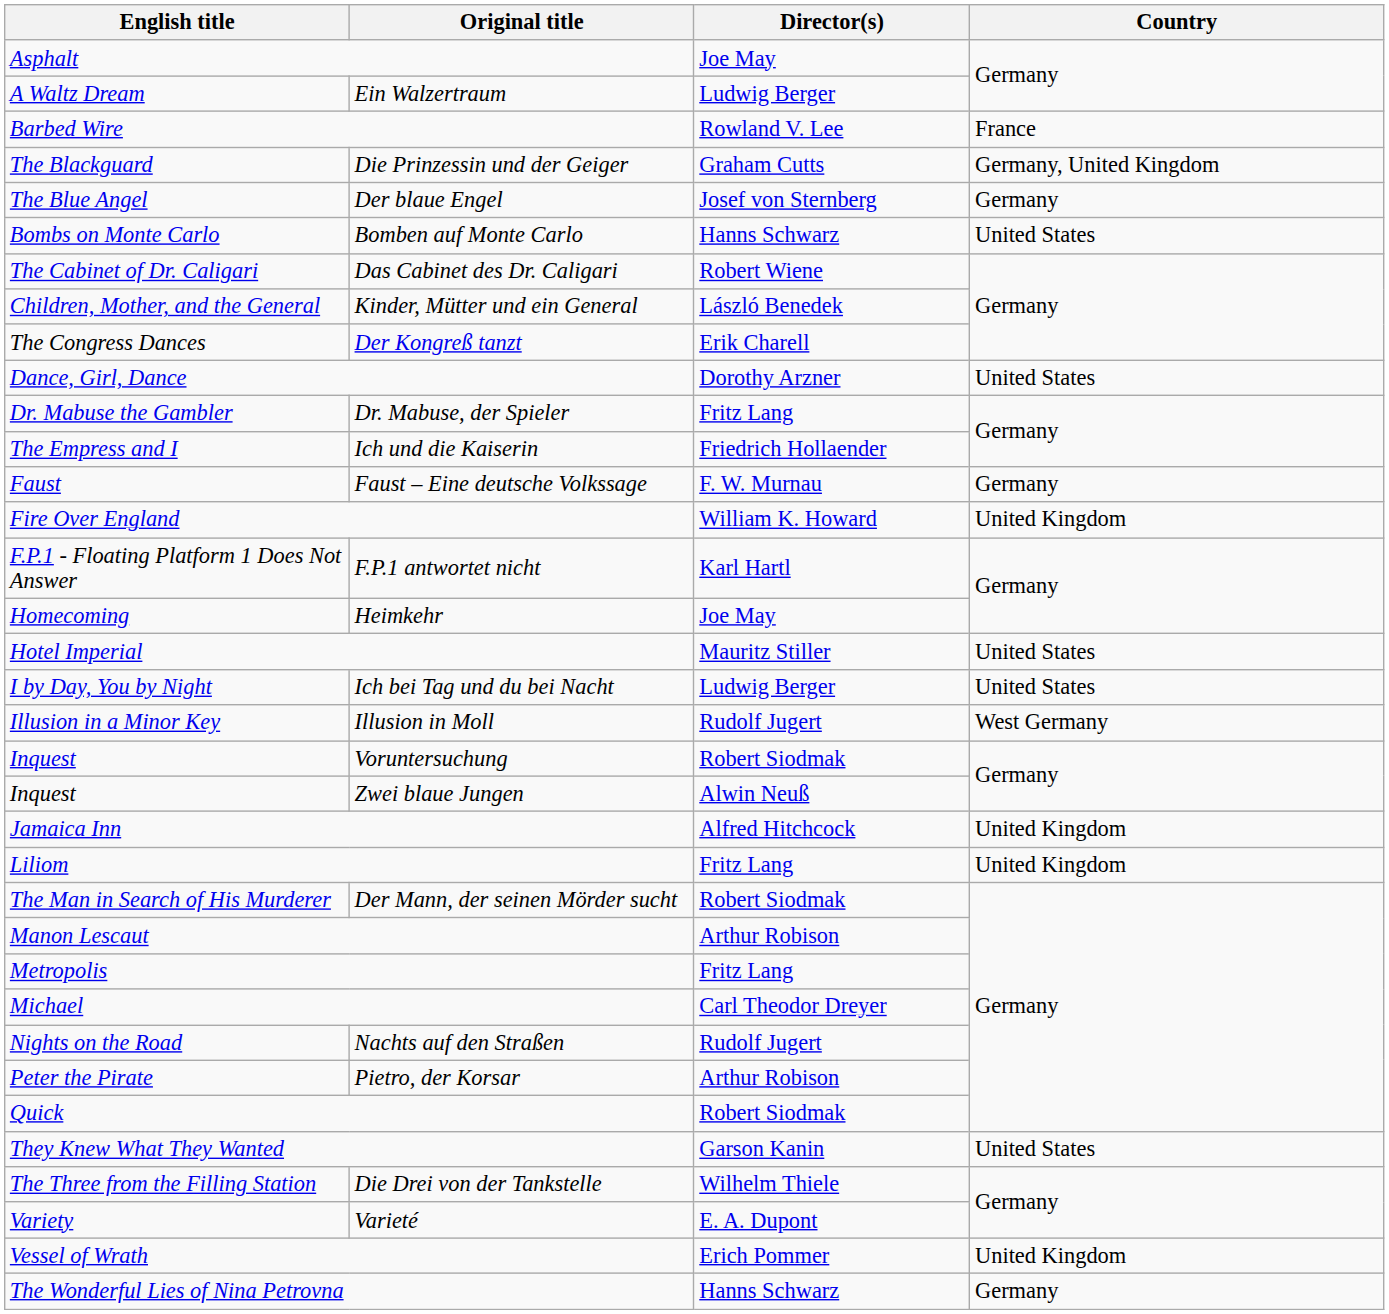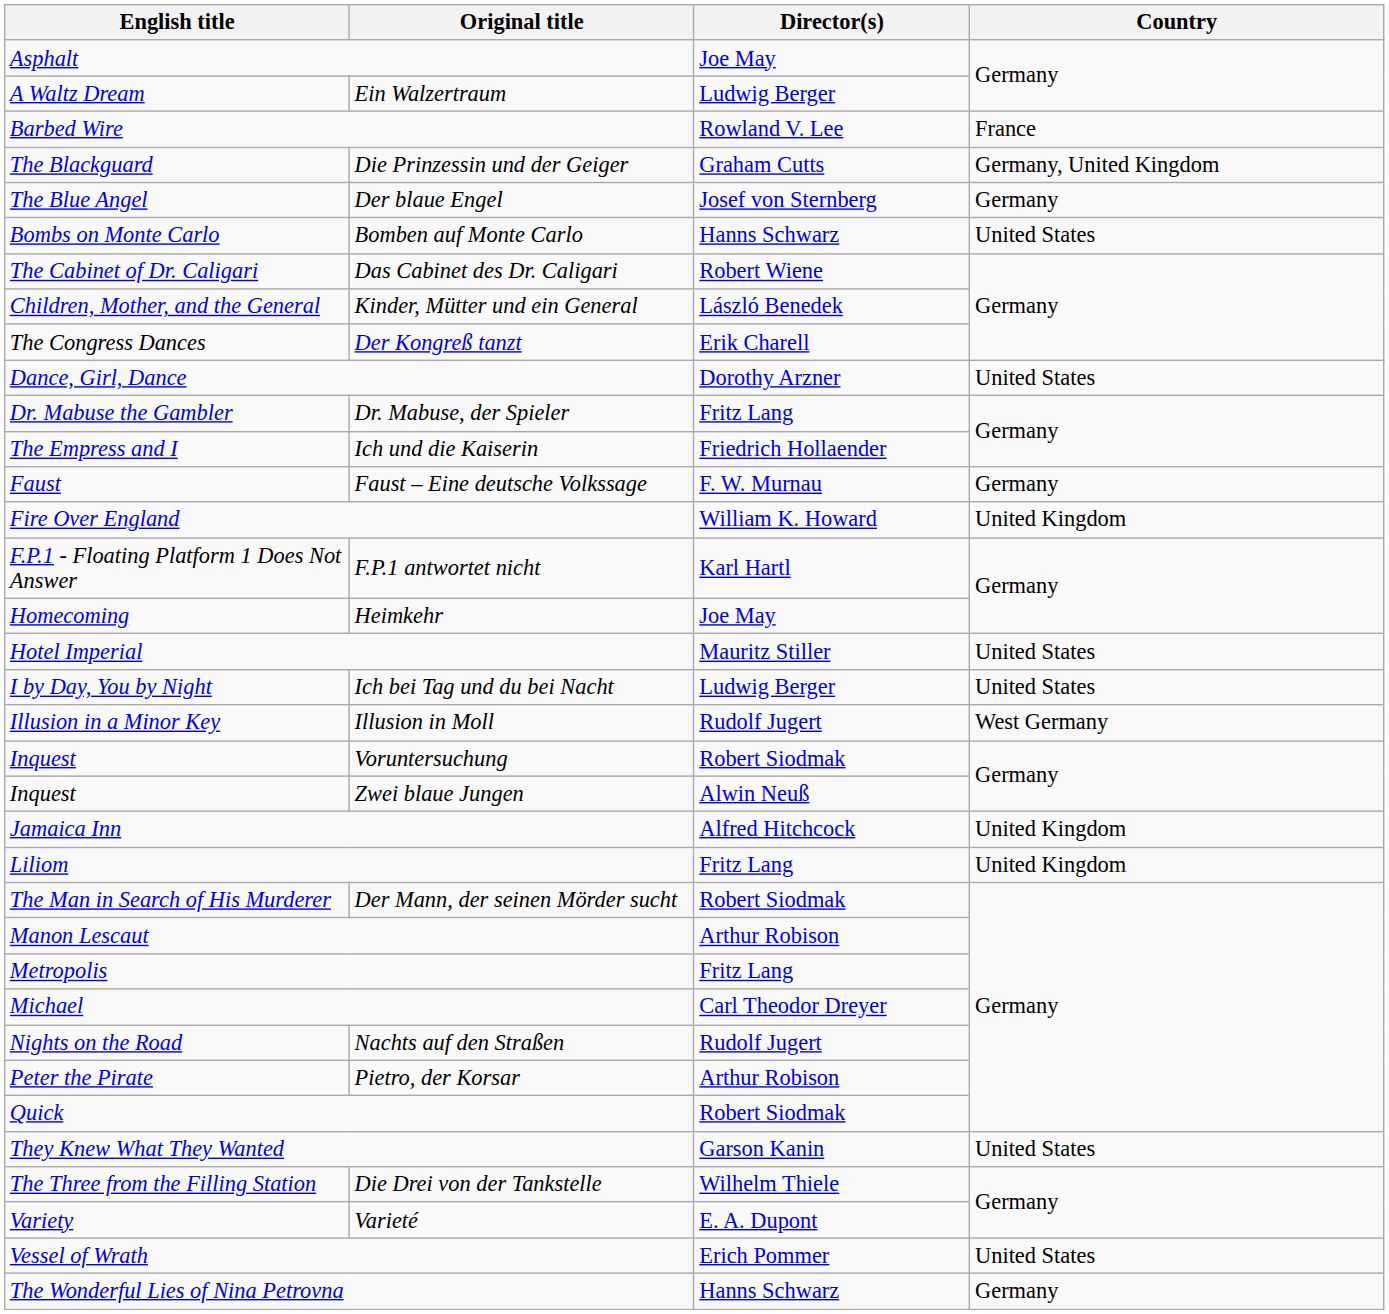(1051, 1255) United Kingdom -> (1035, 1255) United States
